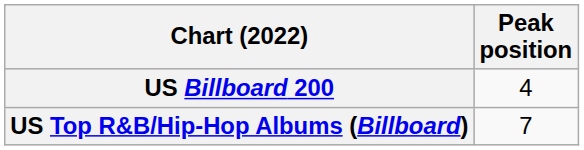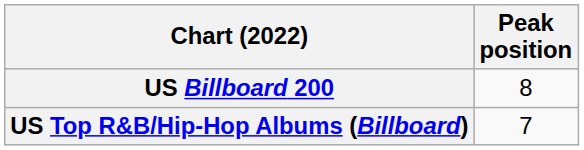(526, 88) 4 -> (526, 88) 8
